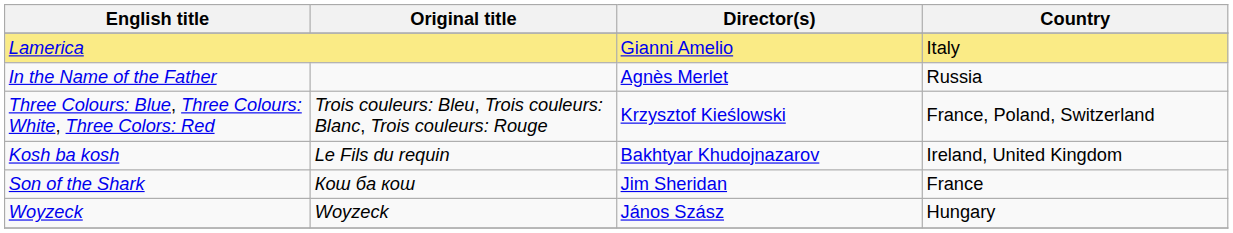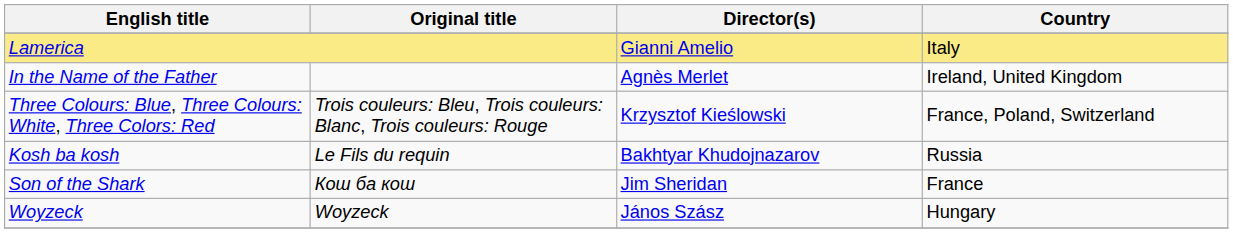(954, 76) Russia -> (1024, 76) Ireland, United Kingdom
(1024, 155) Ireland, United Kingdom -> (954, 155) Russia
